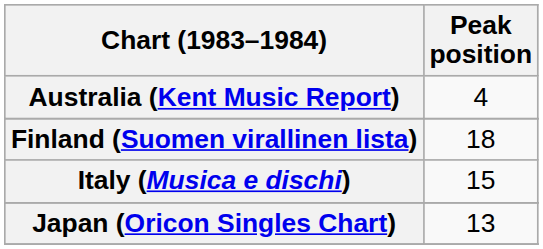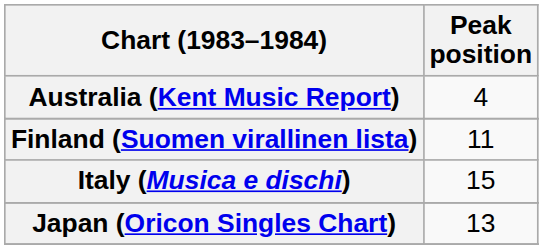(481, 138) 18 -> (481, 138) 11
